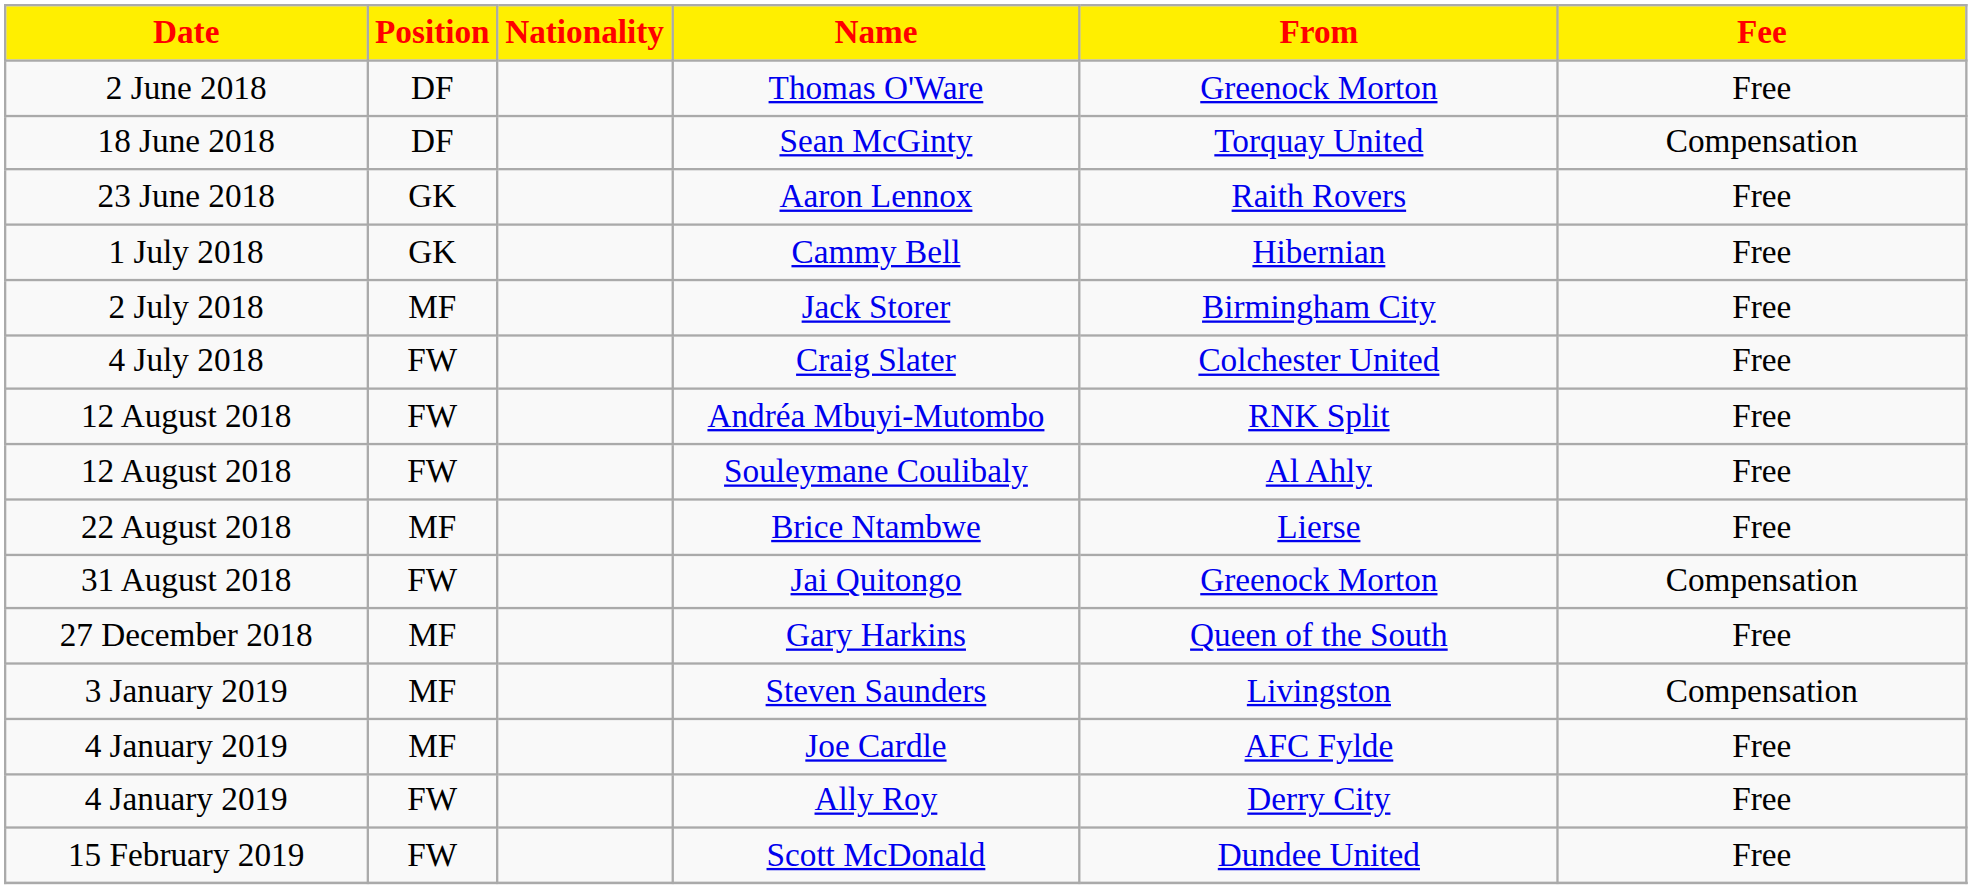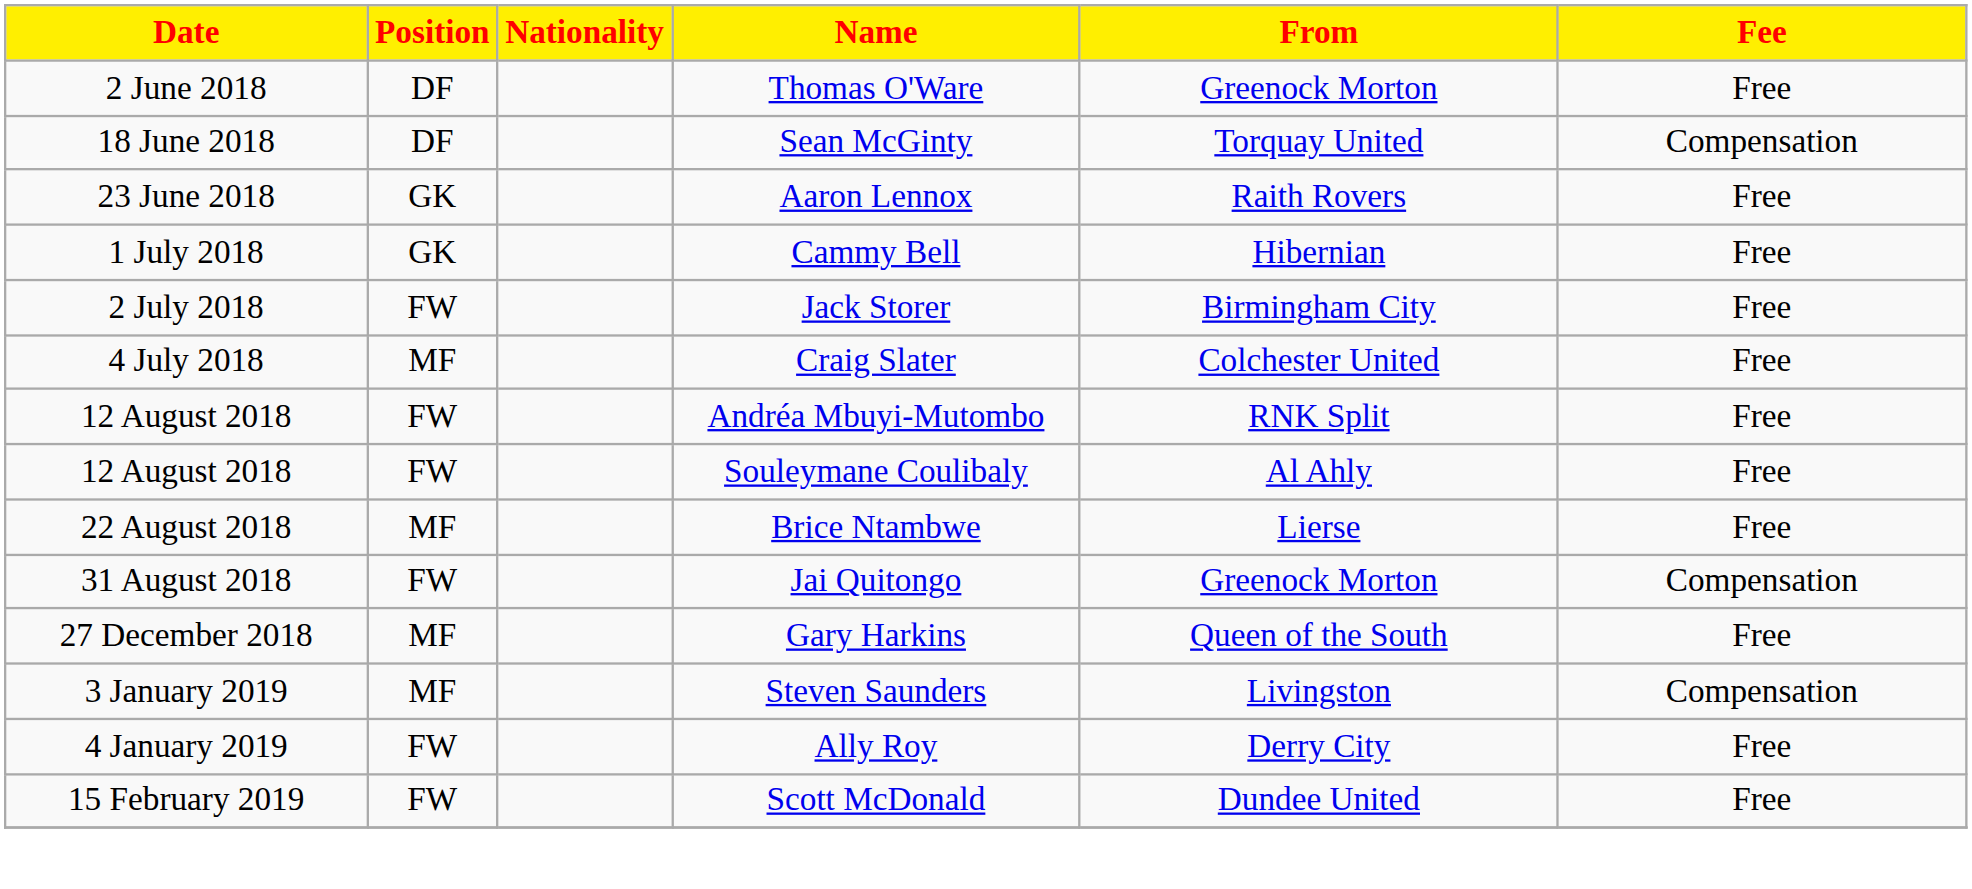(432, 306) MF -> (432, 306) FW
(432, 361) FW -> (432, 361) MF
- row: (876, 745)
